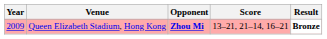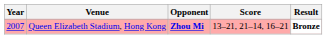(15, 26) 2009 -> (15, 26) 2007
